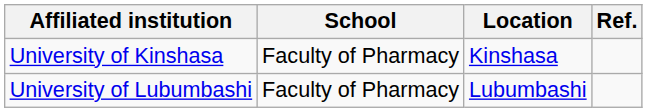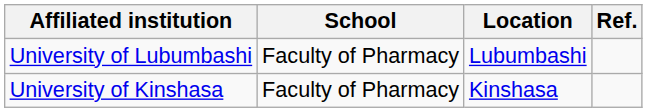rows swapped: (117, 55) <-> (131, 90)
